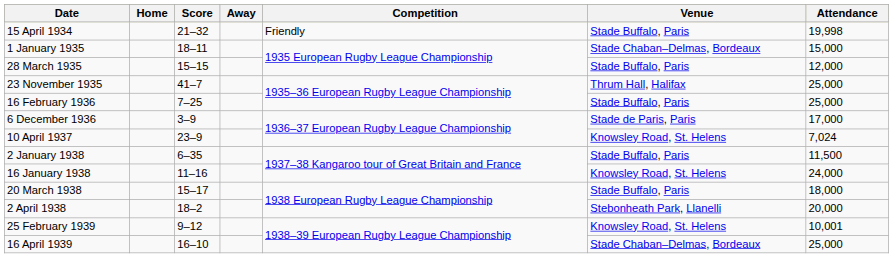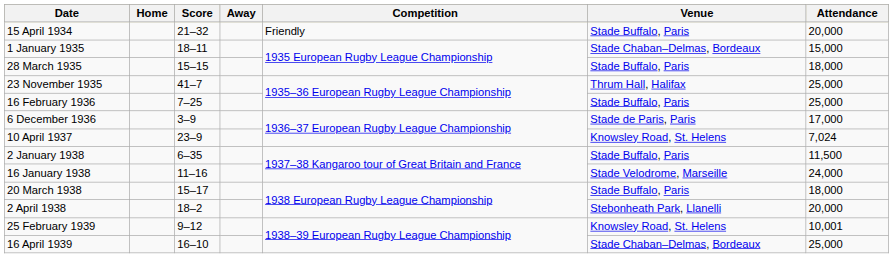(826, 31) 19,998 -> (826, 31) 20,000
(826, 66) 12,000 -> (826, 66) 18,000
(658, 173) Knowsley Road, St. Helens -> (659, 173) Stade Velodrome, Marseille
